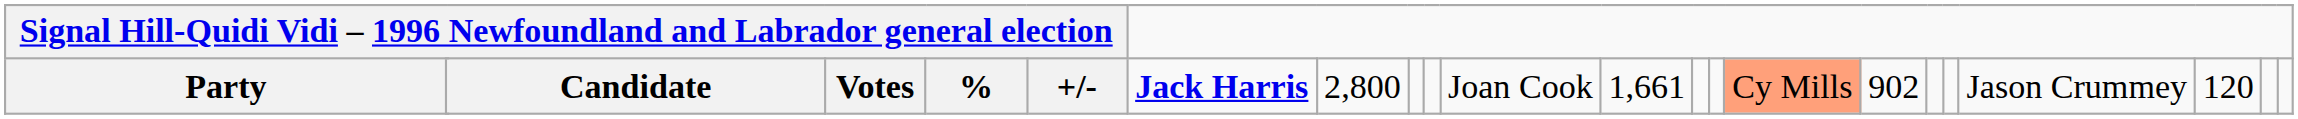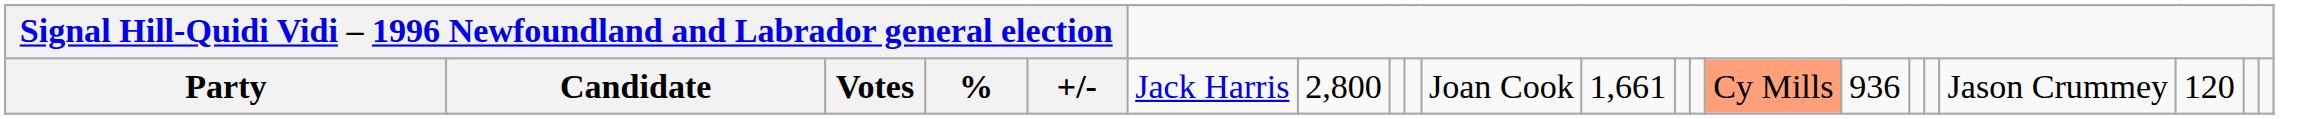(1222, 85) bold -> (1212, 85) normal
(1894, 85) 902 -> (1875, 85) 936
